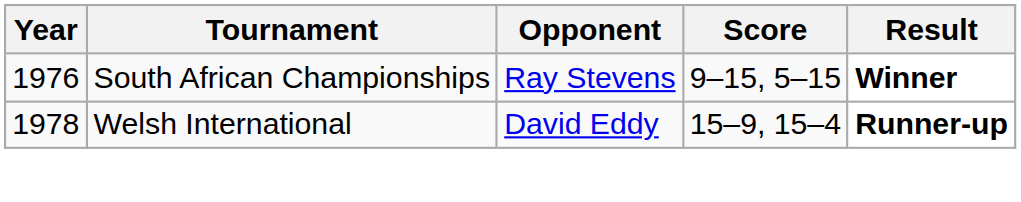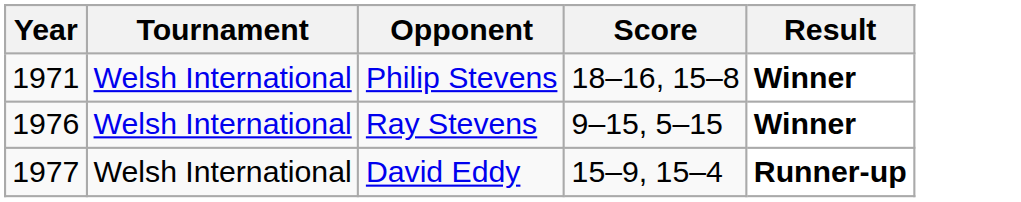+ row: (462, 77)
(292, 77) South African Championships -> (223, 125) Welsh International
(46, 125) 1978 -> (46, 173) 1977
